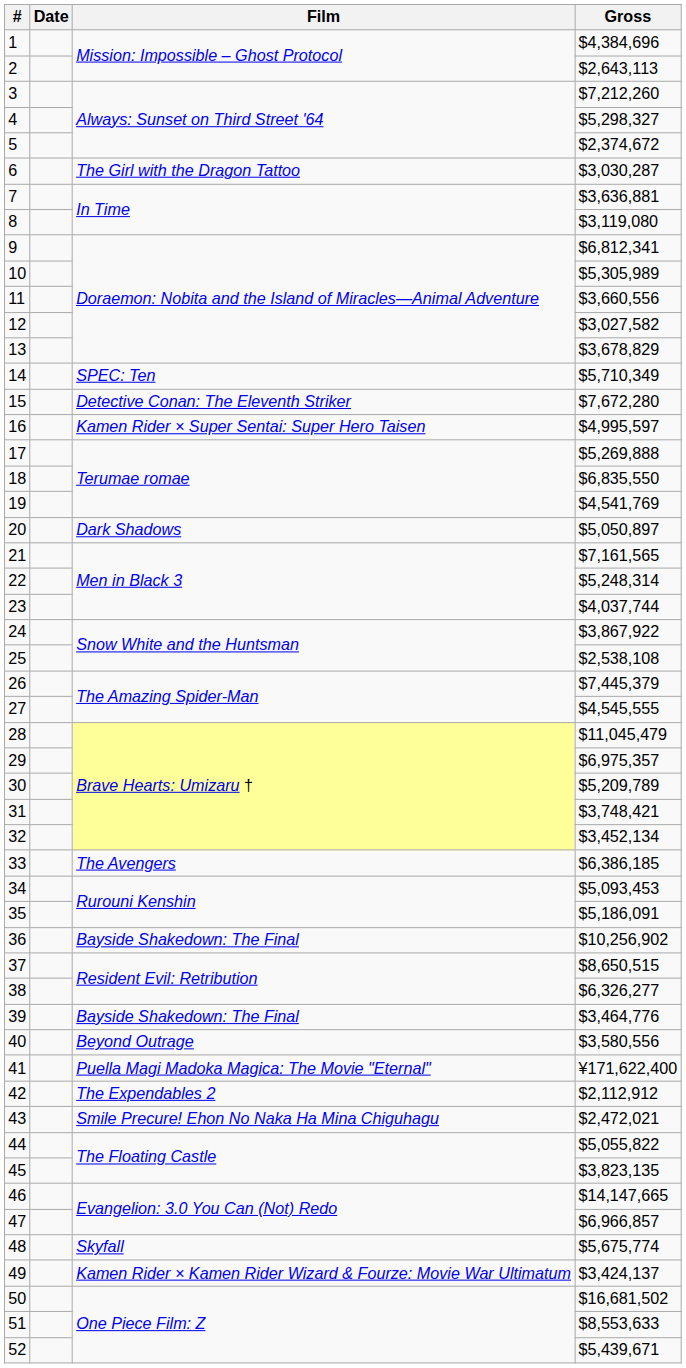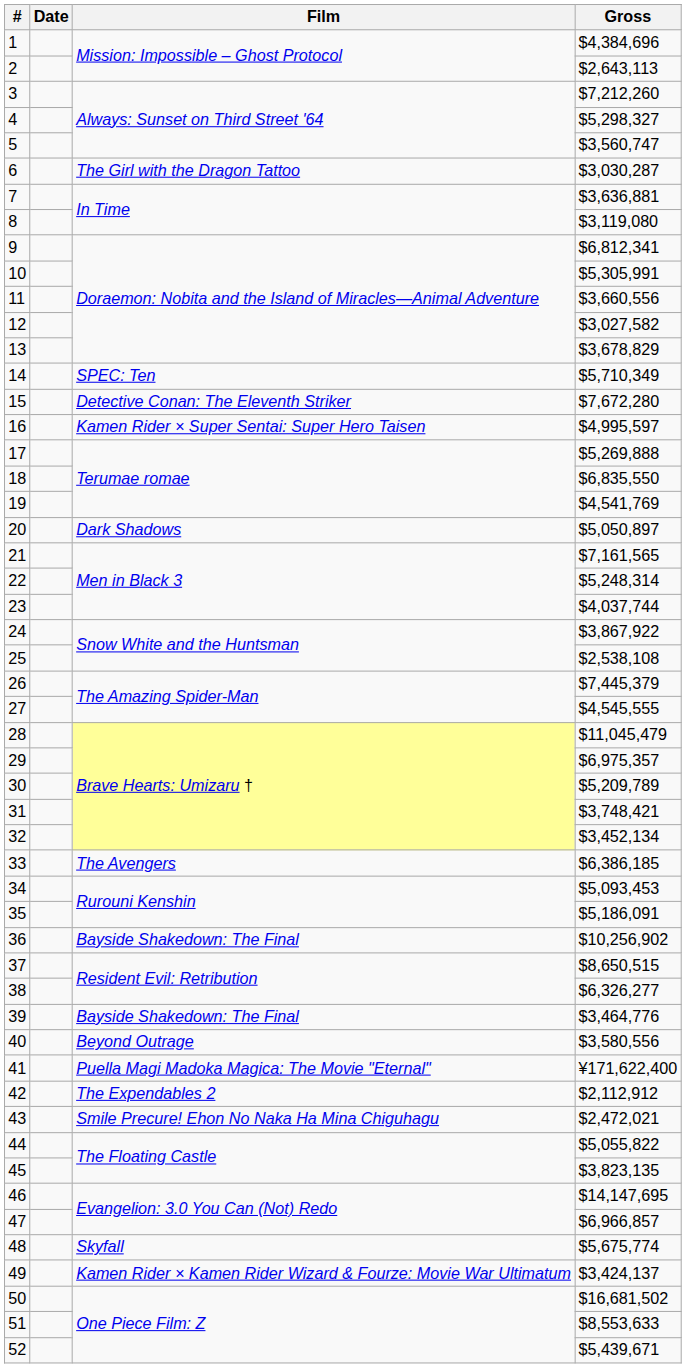(619, 145) $2,374,672 -> (619, 145) $3,560,747
(619, 273) $5,305,989 -> (619, 273) $5,305,991
(623, 1196) $14,147,665 -> (623, 1196) $14,147,695
